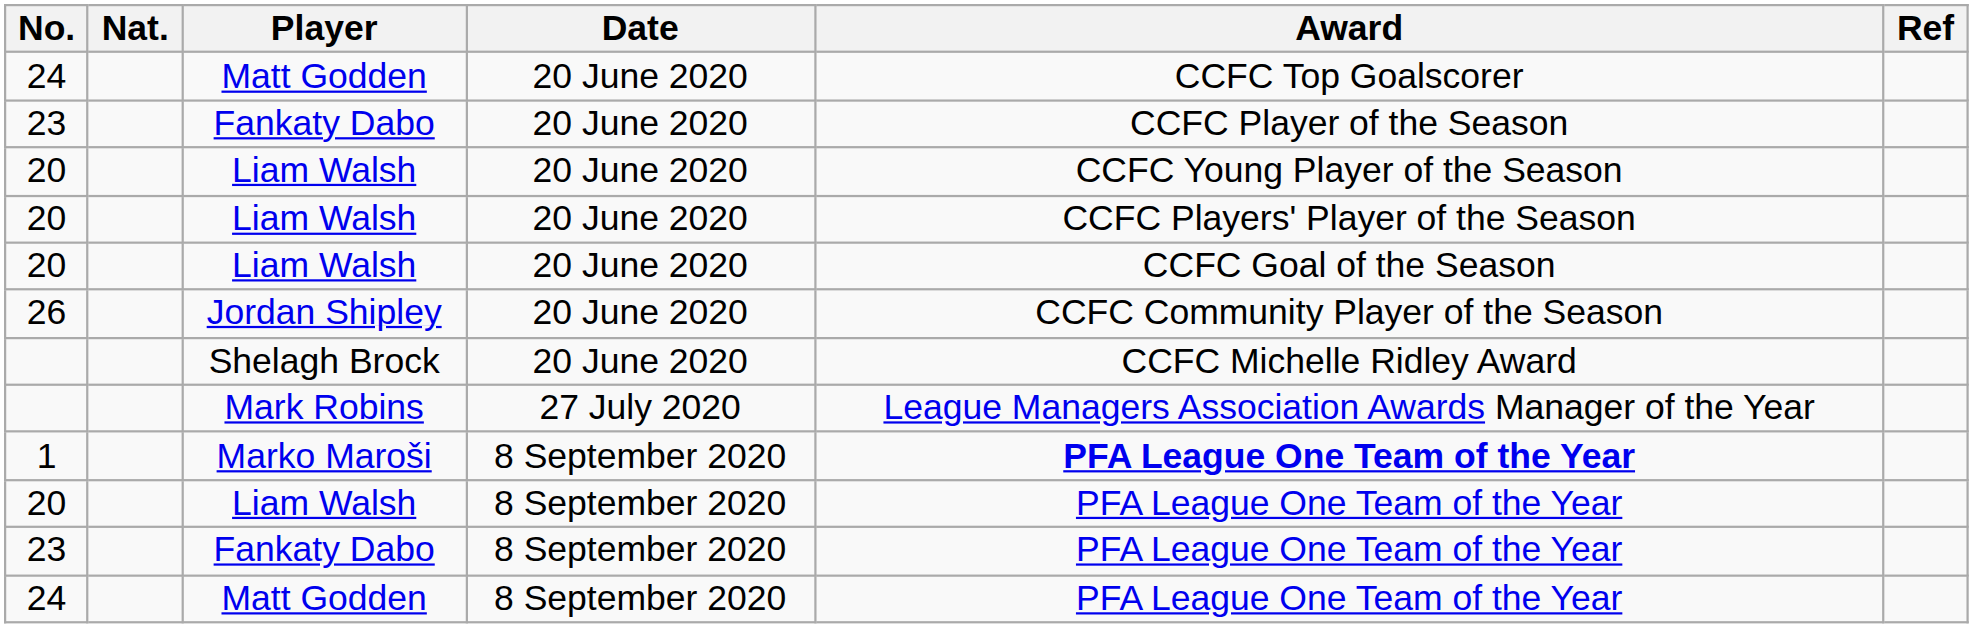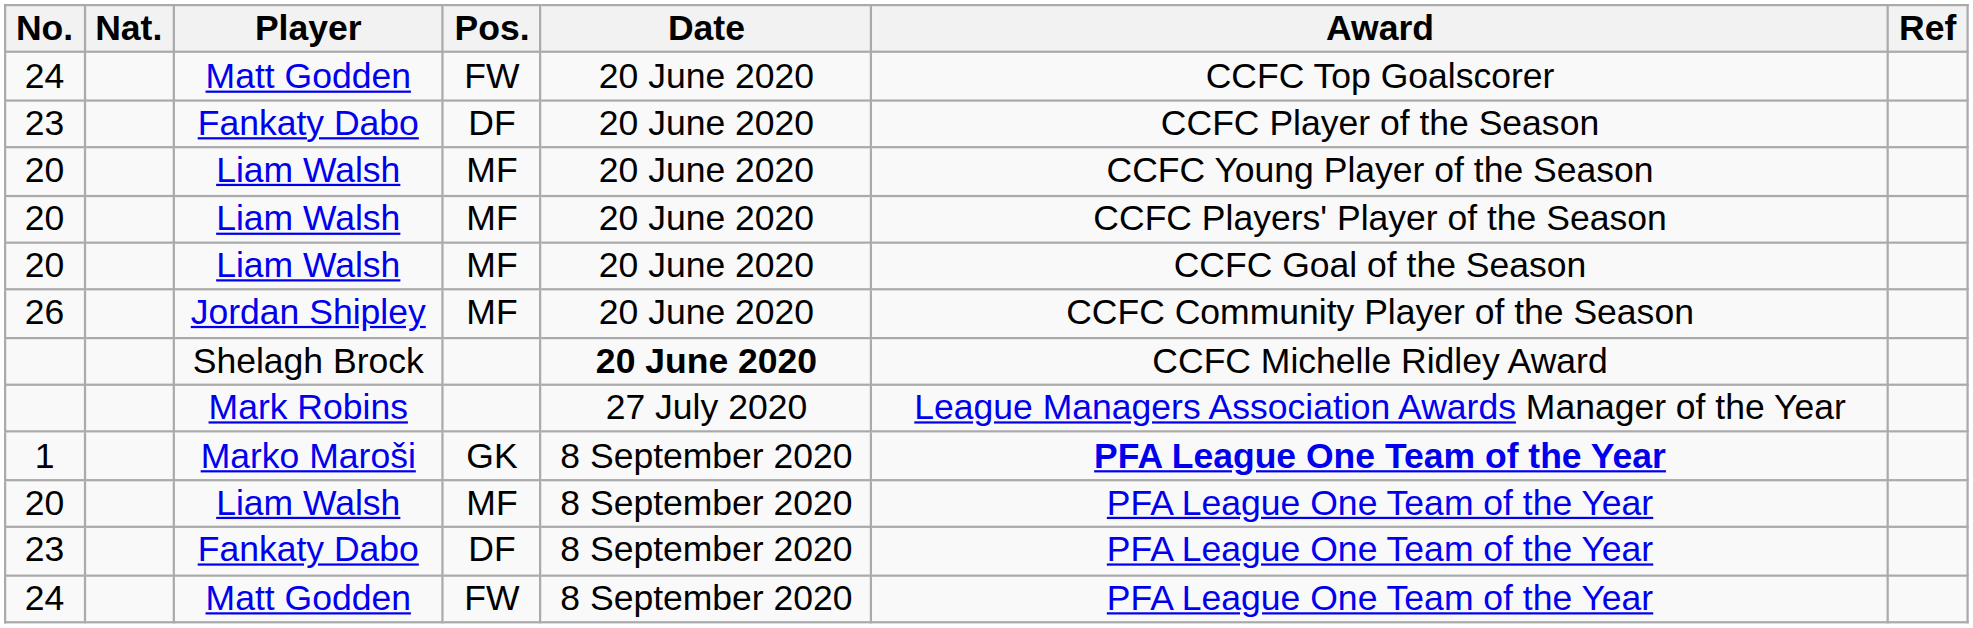+ column: (492, 28)
(640, 360) normal -> (706, 360) bold
